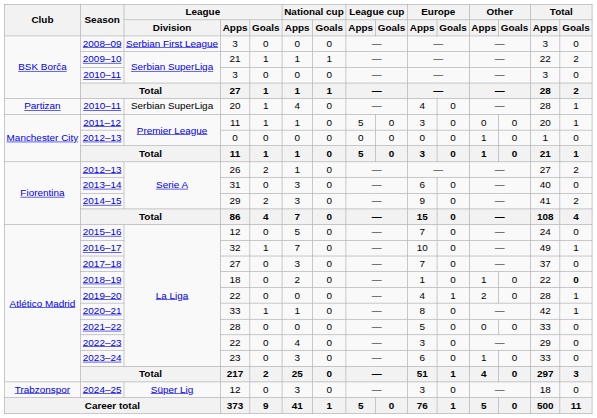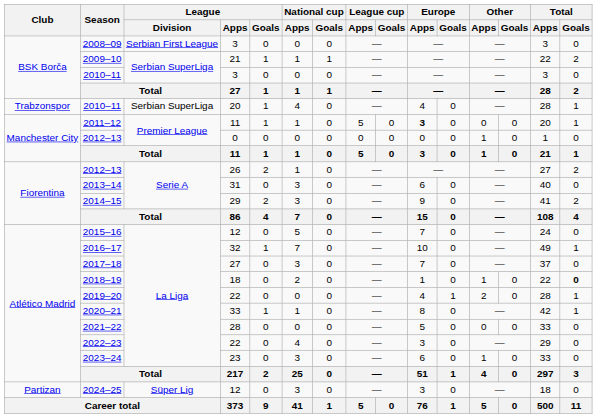(42, 106) Partizan -> (42, 106) Trabzonspor
(422, 122) normal -> (422, 122) bold
(42, 389) Trabzonspor -> (42, 389) Partizan
